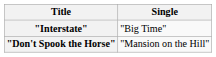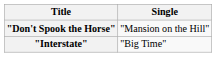rows swapped: (61, 44) <-> (61, 28)
